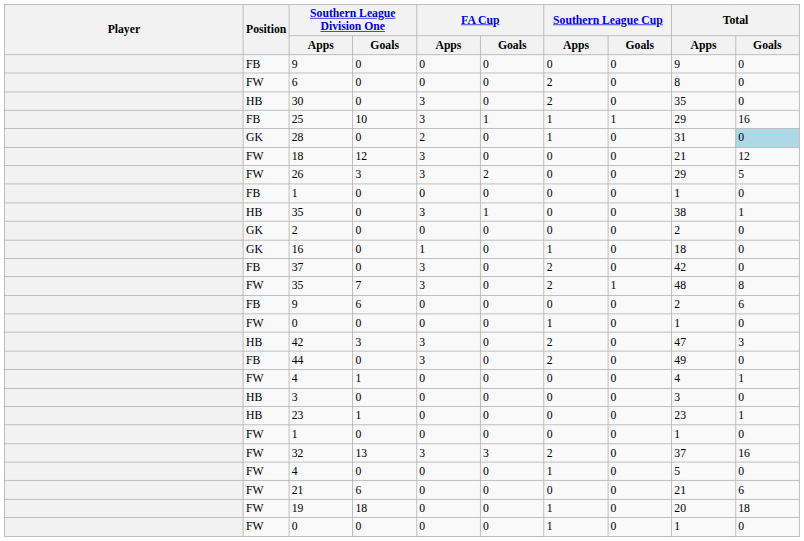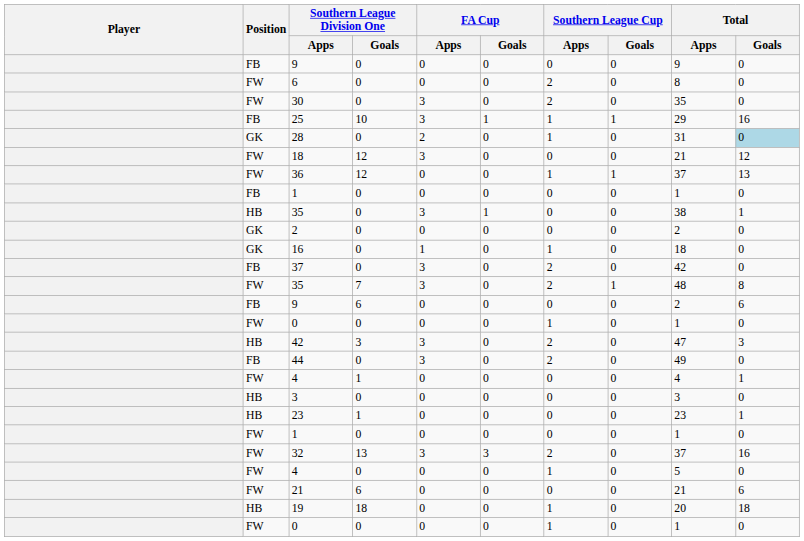(254, 100) HB -> (255, 100) FW
- row: (298, 175)
+ row: (298, 175)
(255, 508) FW -> (254, 508) HB
